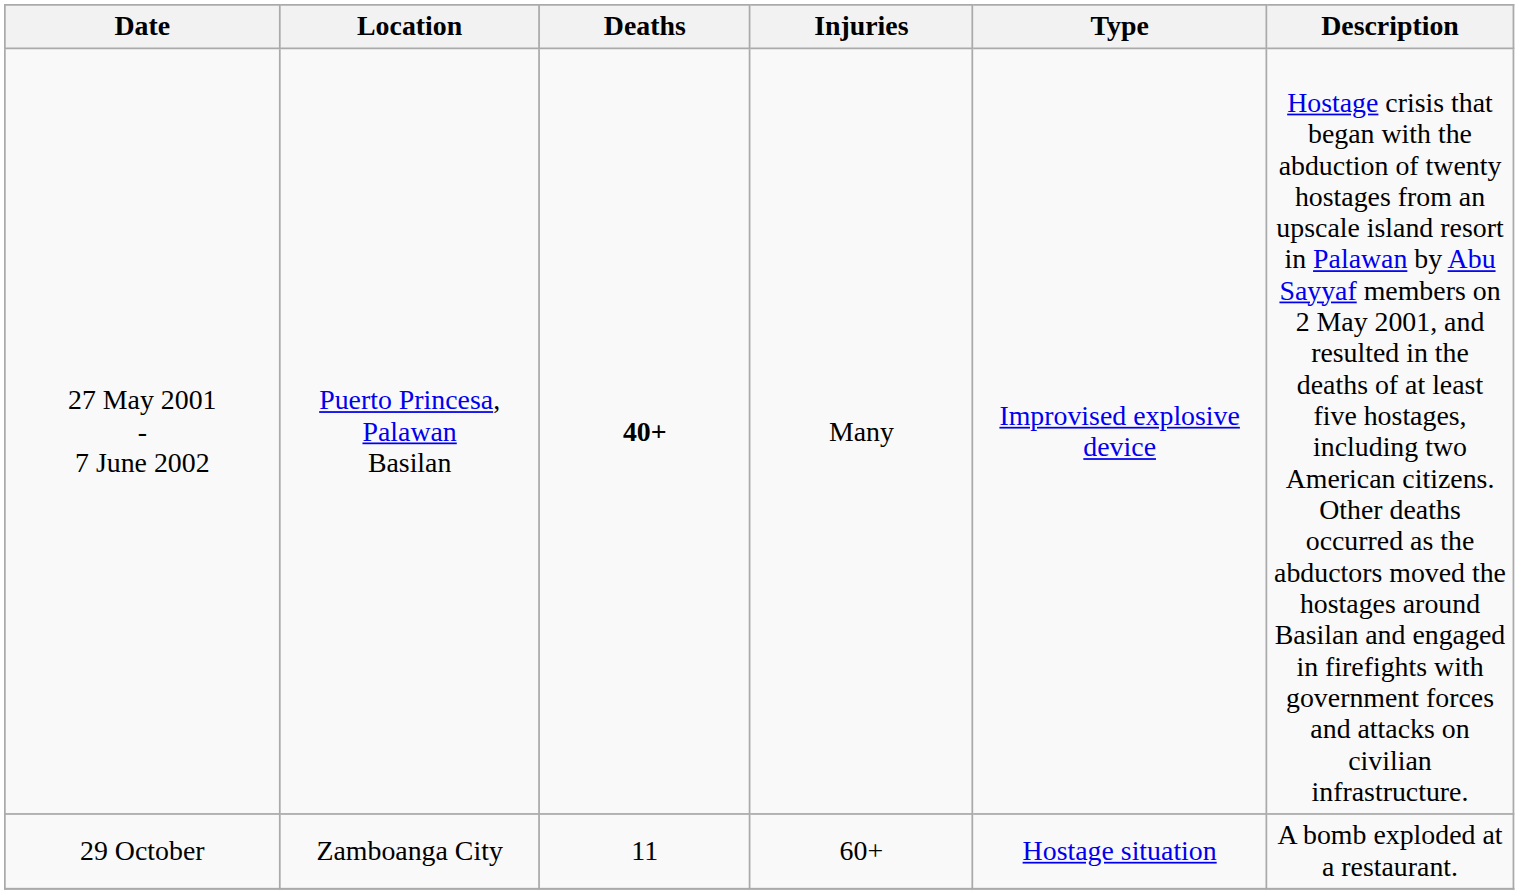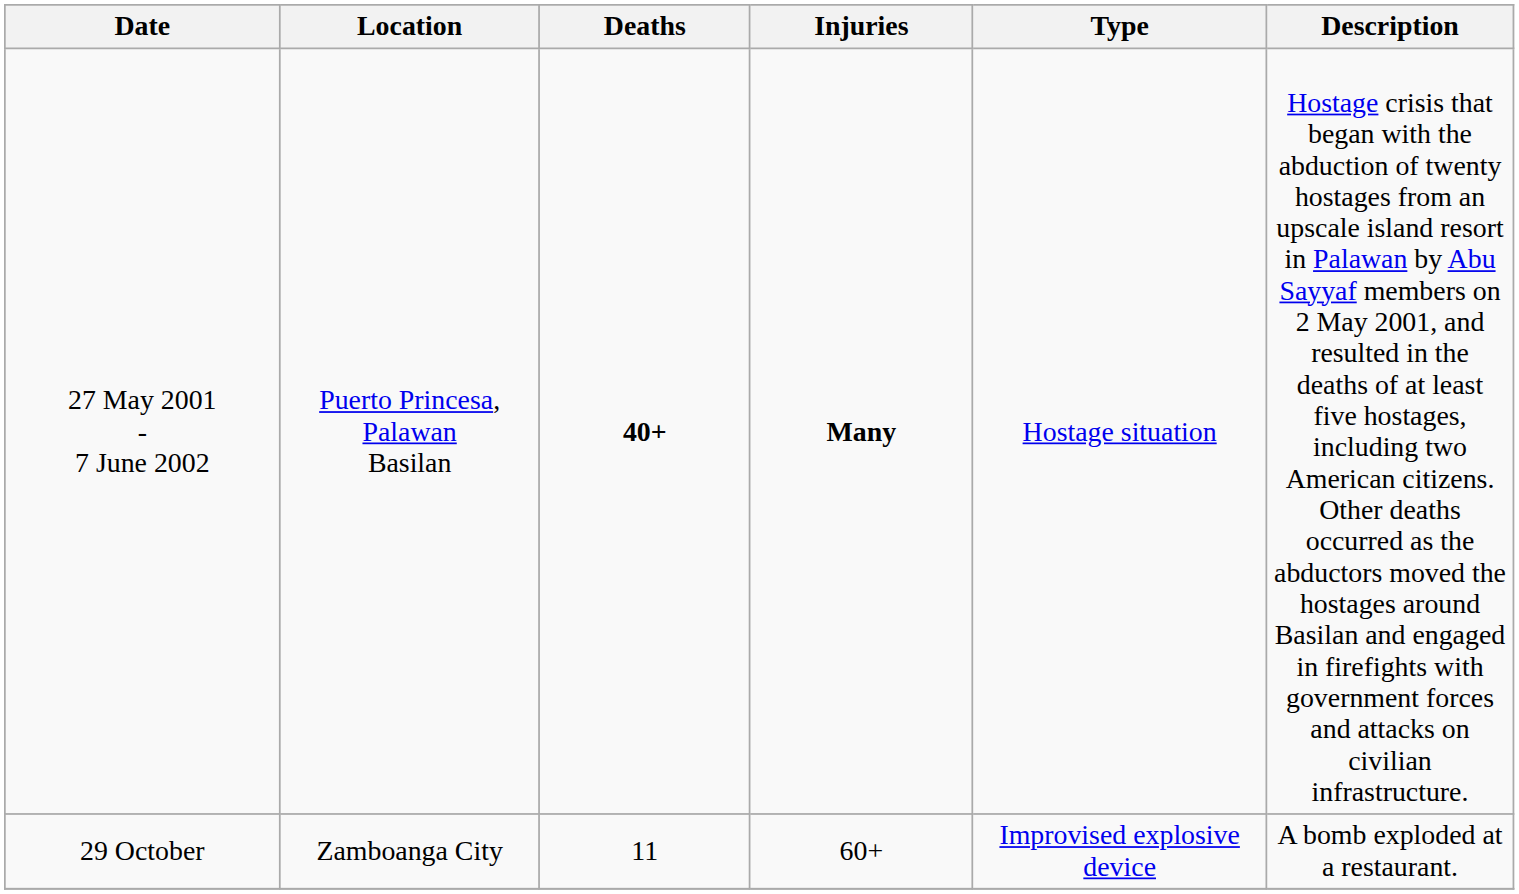(861, 430) normal -> (861, 430) bold
(1120, 430) Improvised explosive device -> (1120, 430) Hostage situation
(1120, 850) Hostage situation -> (1120, 850) Improvised explosive device
